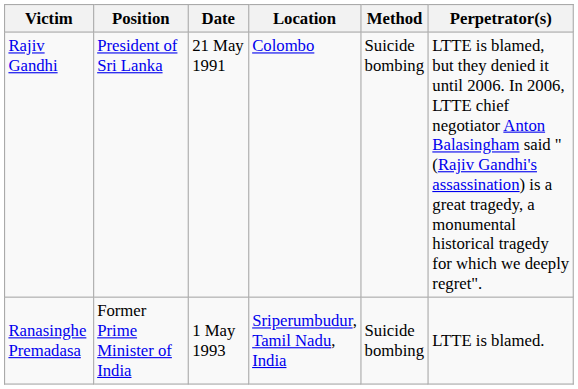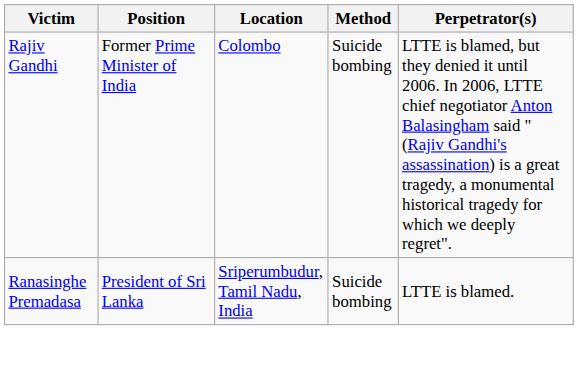- column: (218, 18)
(137, 55) President of Sri Lanka -> (148, 65) Former Prime Minister of India
(135, 340) Former Prime Minister of India -> (154, 291) President of Sri Lanka
